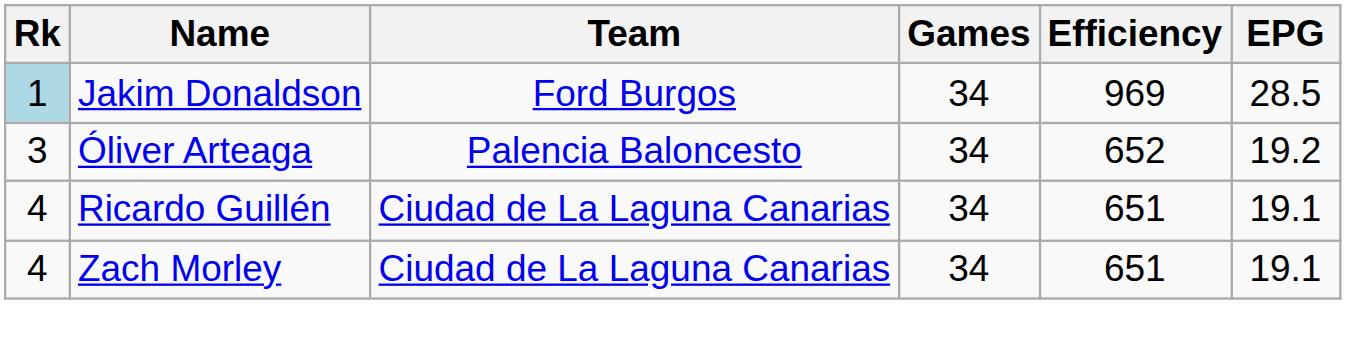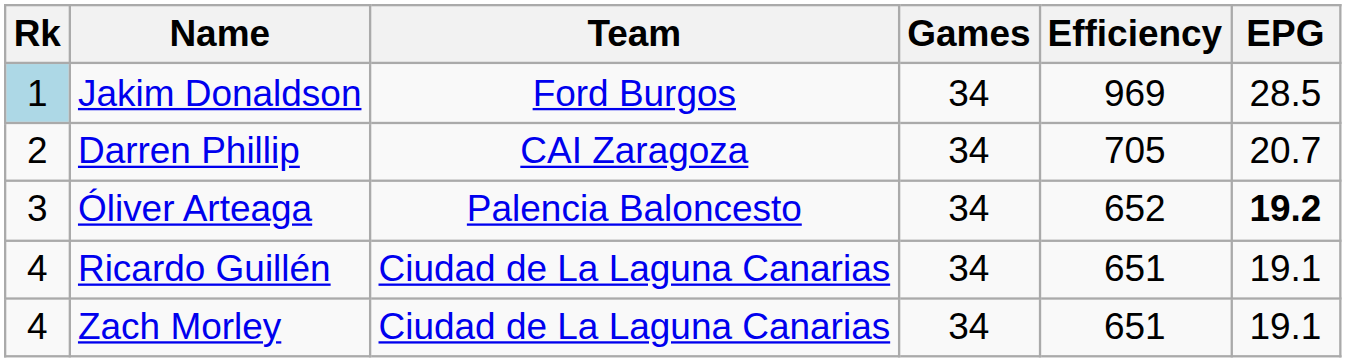+ row: (189, 151)
(1285, 151) normal -> (1285, 209) bold
